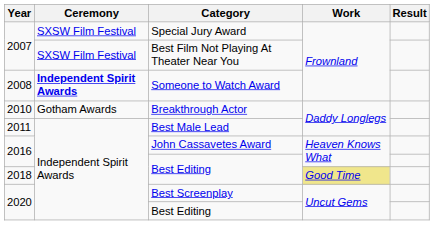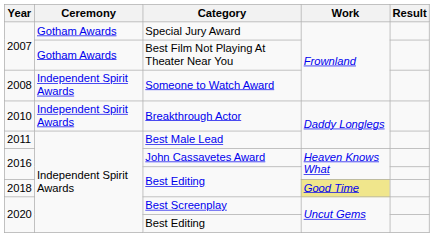(86, 31) SXSW Film Festival -> (77, 31) Gotham Awards
(86, 55) SXSW Film Festival -> (77, 55) Gotham Awards
(86, 85) bold -> (82, 85) normal
(77, 109) Gotham Awards -> (82, 115) Independent Spirit Awards
